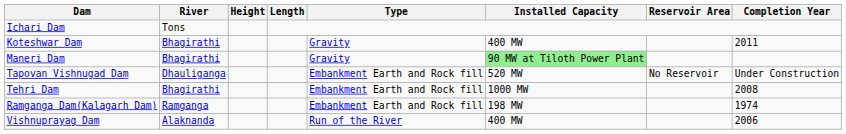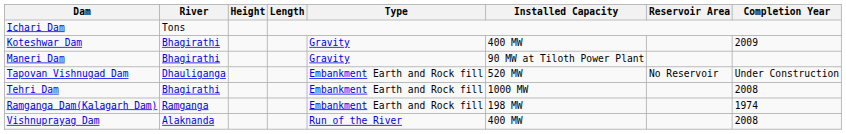(746, 44) 2011 -> (746, 44) 2009
(566, 59) lightgreen background -> (566, 59) no background
(746, 121) 2006 -> (746, 121) 2008
